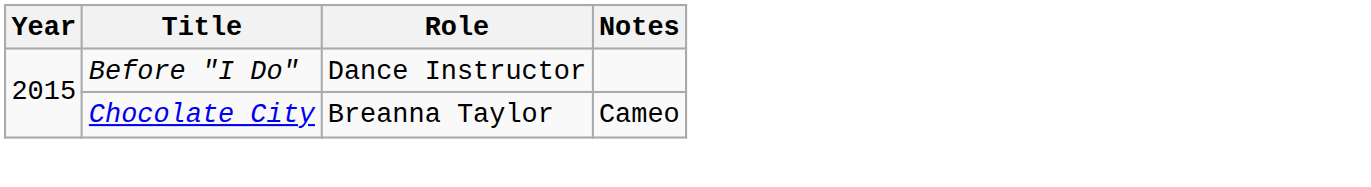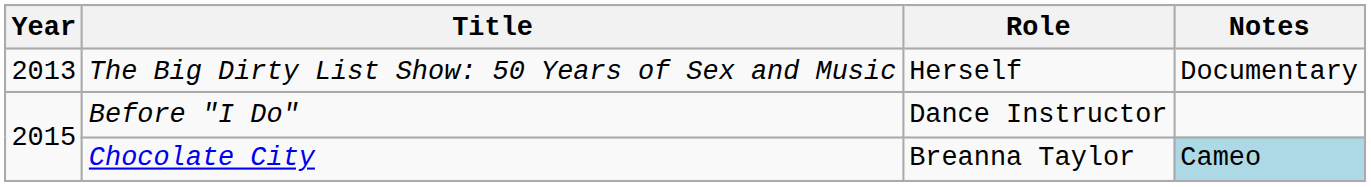+ row: (493, 71)
(639, 115) no background -> (1221, 159) lightblue background
